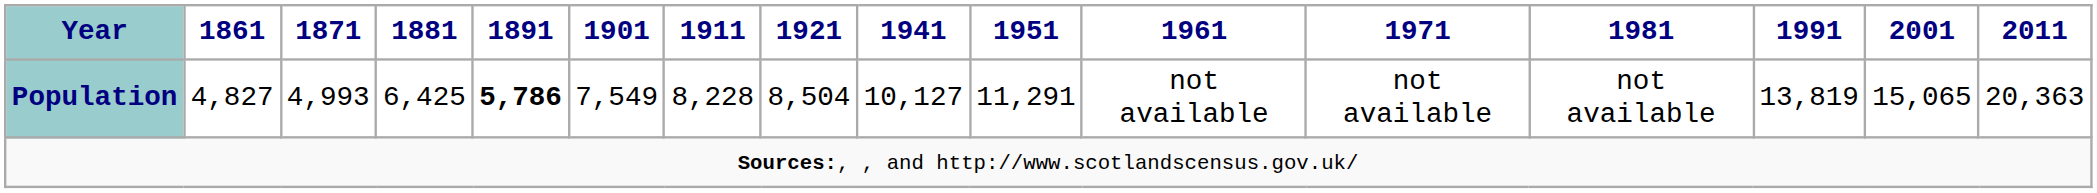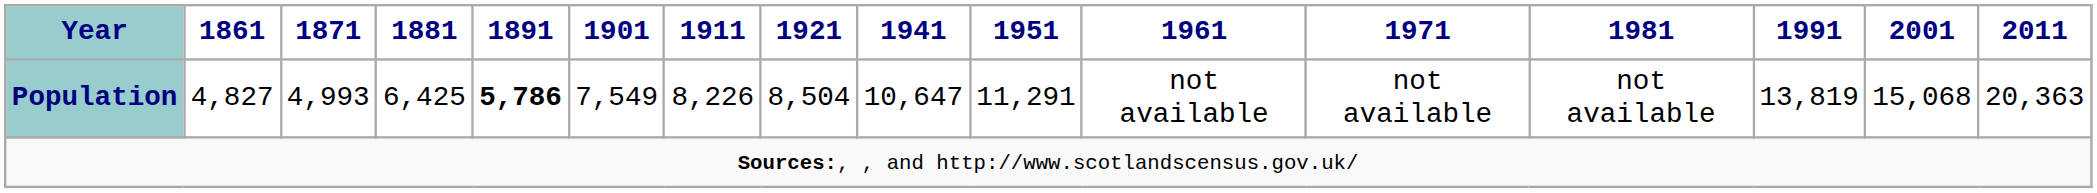(713, 98) 8,228 -> (713, 98) 8,226
(913, 98) 10,127 -> (913, 98) 10,647
(1922, 98) 15,065 -> (1922, 98) 15,068
